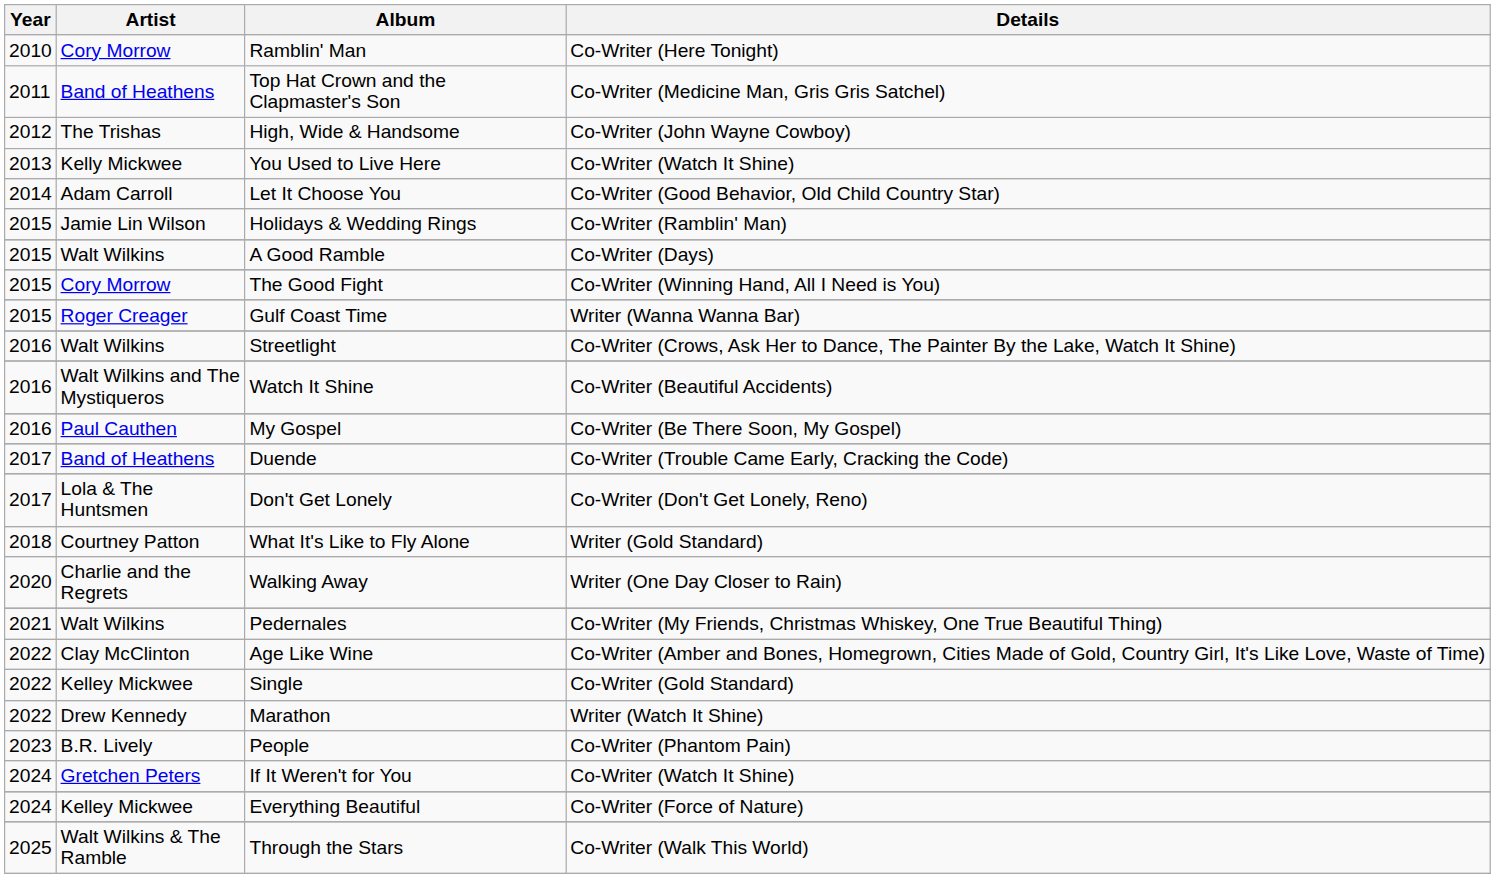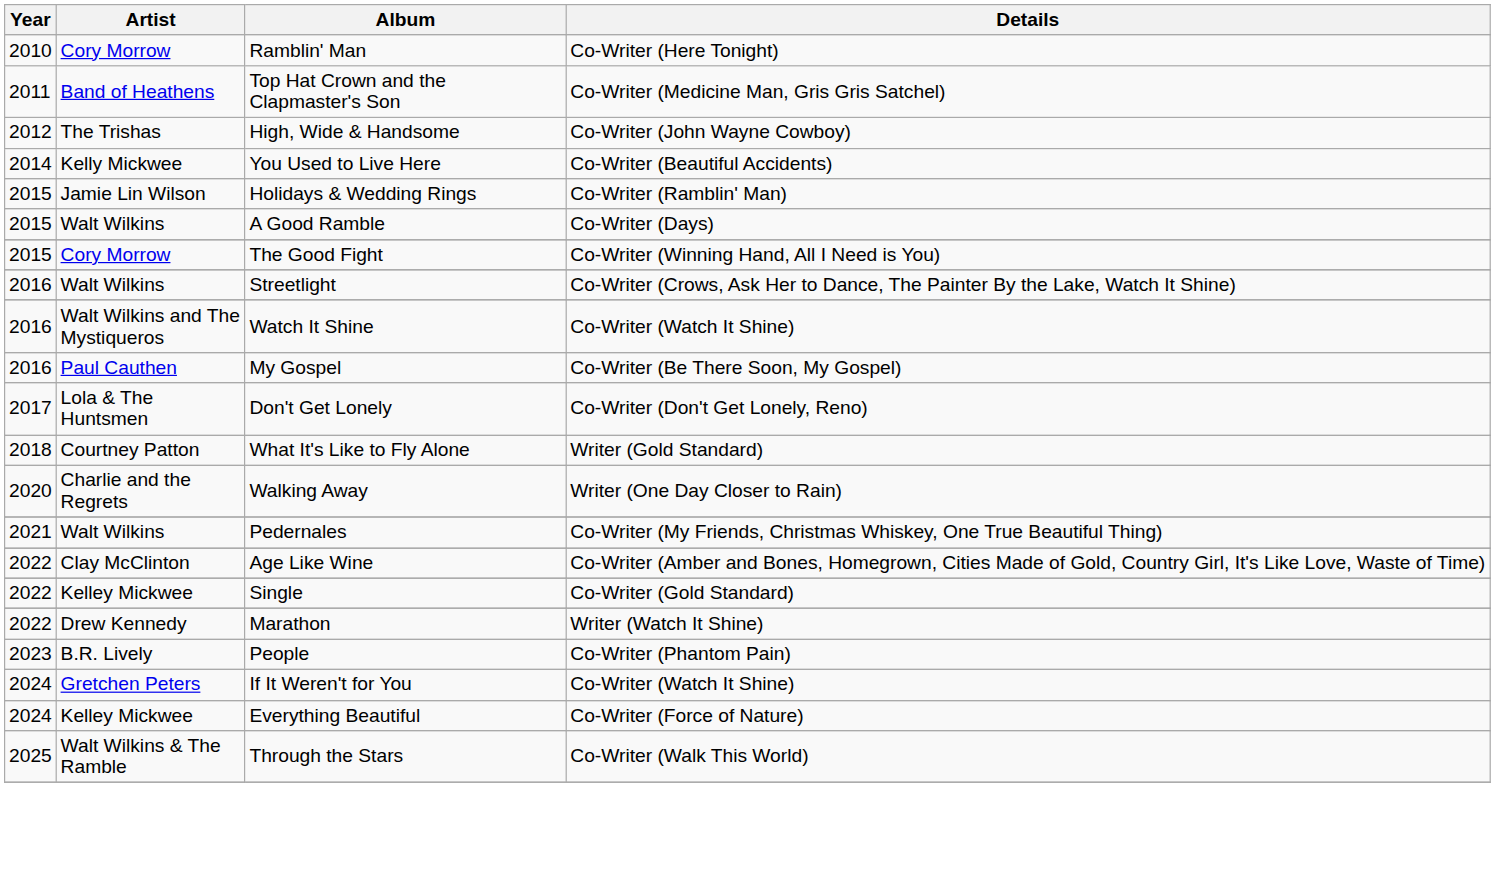(30, 163) 2013 -> (30, 163) 2014
(682, 163) Co-Writer (Watch It Shine) -> (701, 163) Co-Writer (Beautiful Accidents)
- row: (325, 193)
- row: (318, 315)
(701, 387) Co-Writer (Beautiful Accidents) -> (682, 326) Co-Writer (Watch It Shine)
- row: (283, 458)
